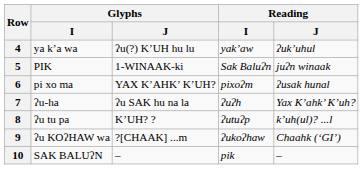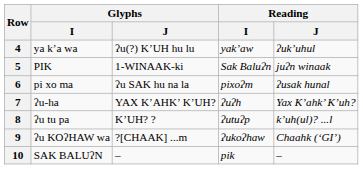(165, 84) YAX K’AHK’ K’UH? -> (152, 84) ʔu SAK hu na la
(152, 102) ʔu SAK hu na la -> (165, 102) YAX K’AHK’ K’UH?
